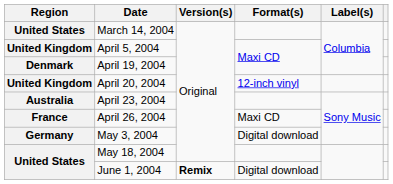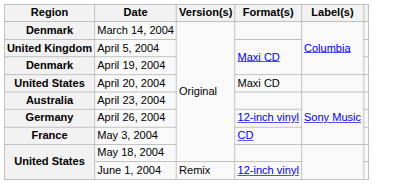(50, 30) United States -> (50, 30) Denmark
(50, 83) United Kingdom -> (50, 83) United States
(268, 83) 12-inch vinyl -> (259, 83) Maxi CD
(50, 118) France -> (50, 118) Germany
(259, 118) Maxi CD -> (268, 118) 12-inch vinyl
(50, 135) Germany -> (50, 135) France
(278, 135) Digital download -> (245, 135) CD
(196, 170) bold -> (195, 170) normal
(278, 170) Digital download -> (268, 170) 12-inch vinyl
